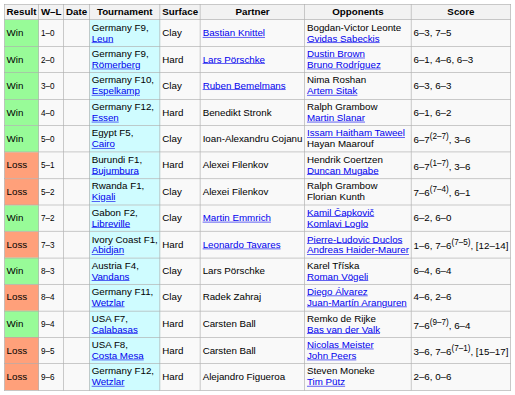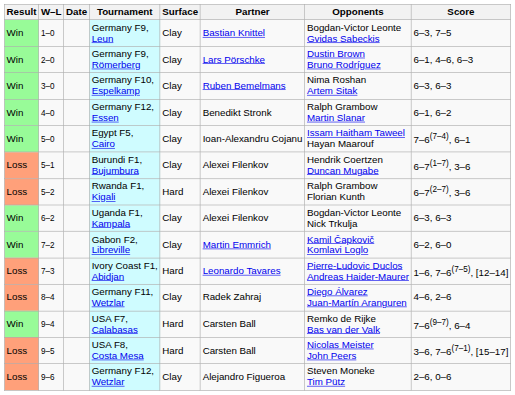(173, 59) Hard -> (172, 59) Clay
(173, 112) Hard -> (172, 112) Clay
(442, 139) 6–7(2–7), 3–6 -> (442, 139) 7–6(7–4), 6–1
(173, 165) Hard -> (172, 165) Clay
(172, 191) Clay -> (173, 191) Hard
(442, 191) 7–6(7–4), 6–1 -> (442, 191) 6–7(2–7), 3–6
+ row: (117, 218)
- row: (115, 271)
(173, 377) Hard -> (172, 377) Clay
